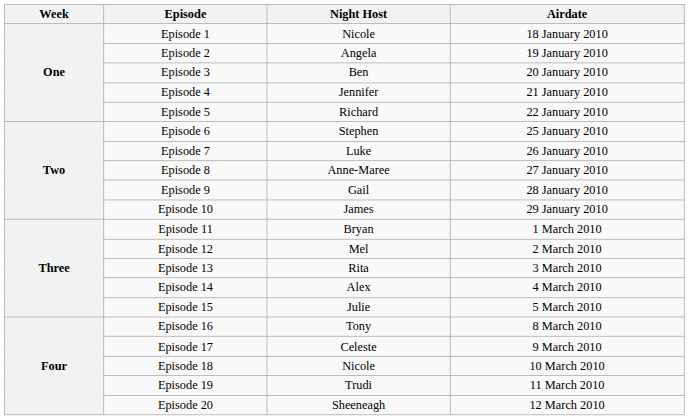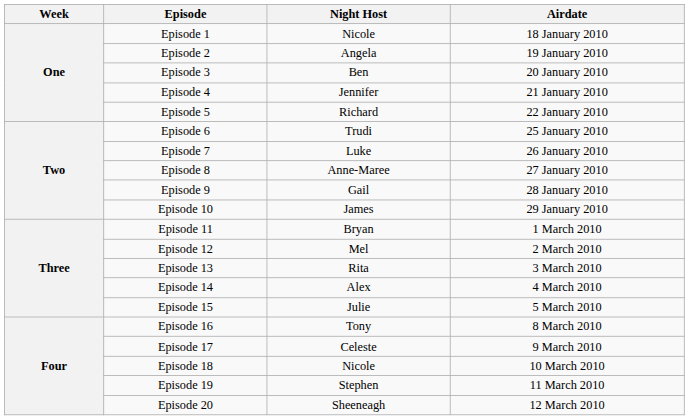(359, 131) Stephen -> (359, 131) Trudi
(359, 385) Trudi -> (359, 385) Stephen
